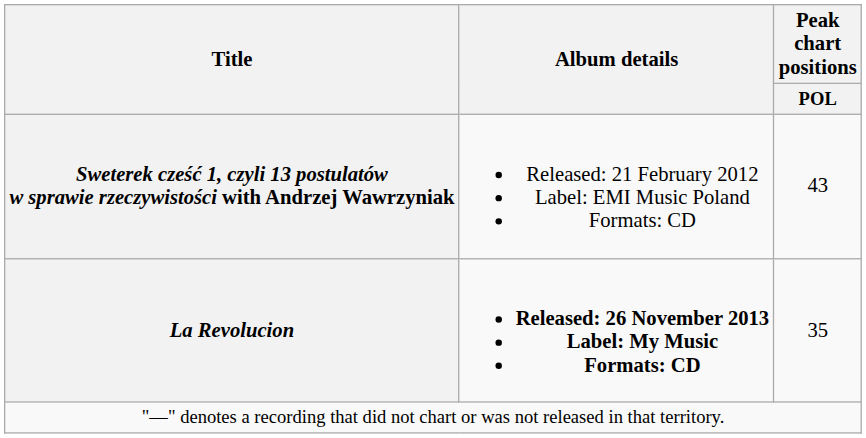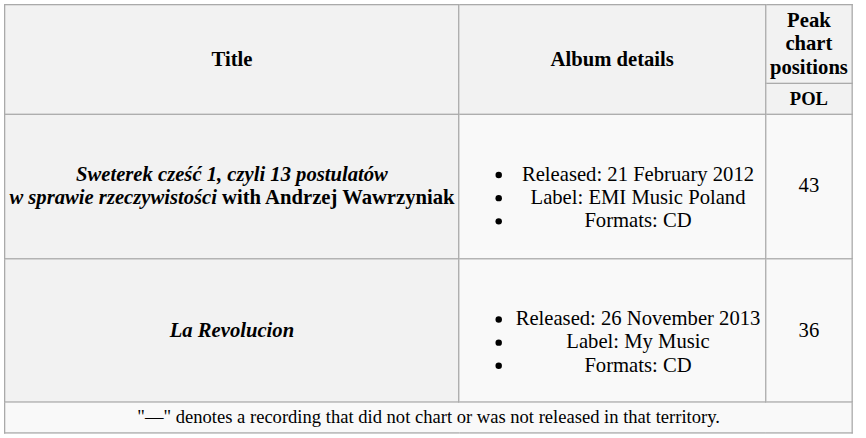(617, 342) bold -> (612, 342) normal
(818, 329) 35 -> (809, 329) 36
